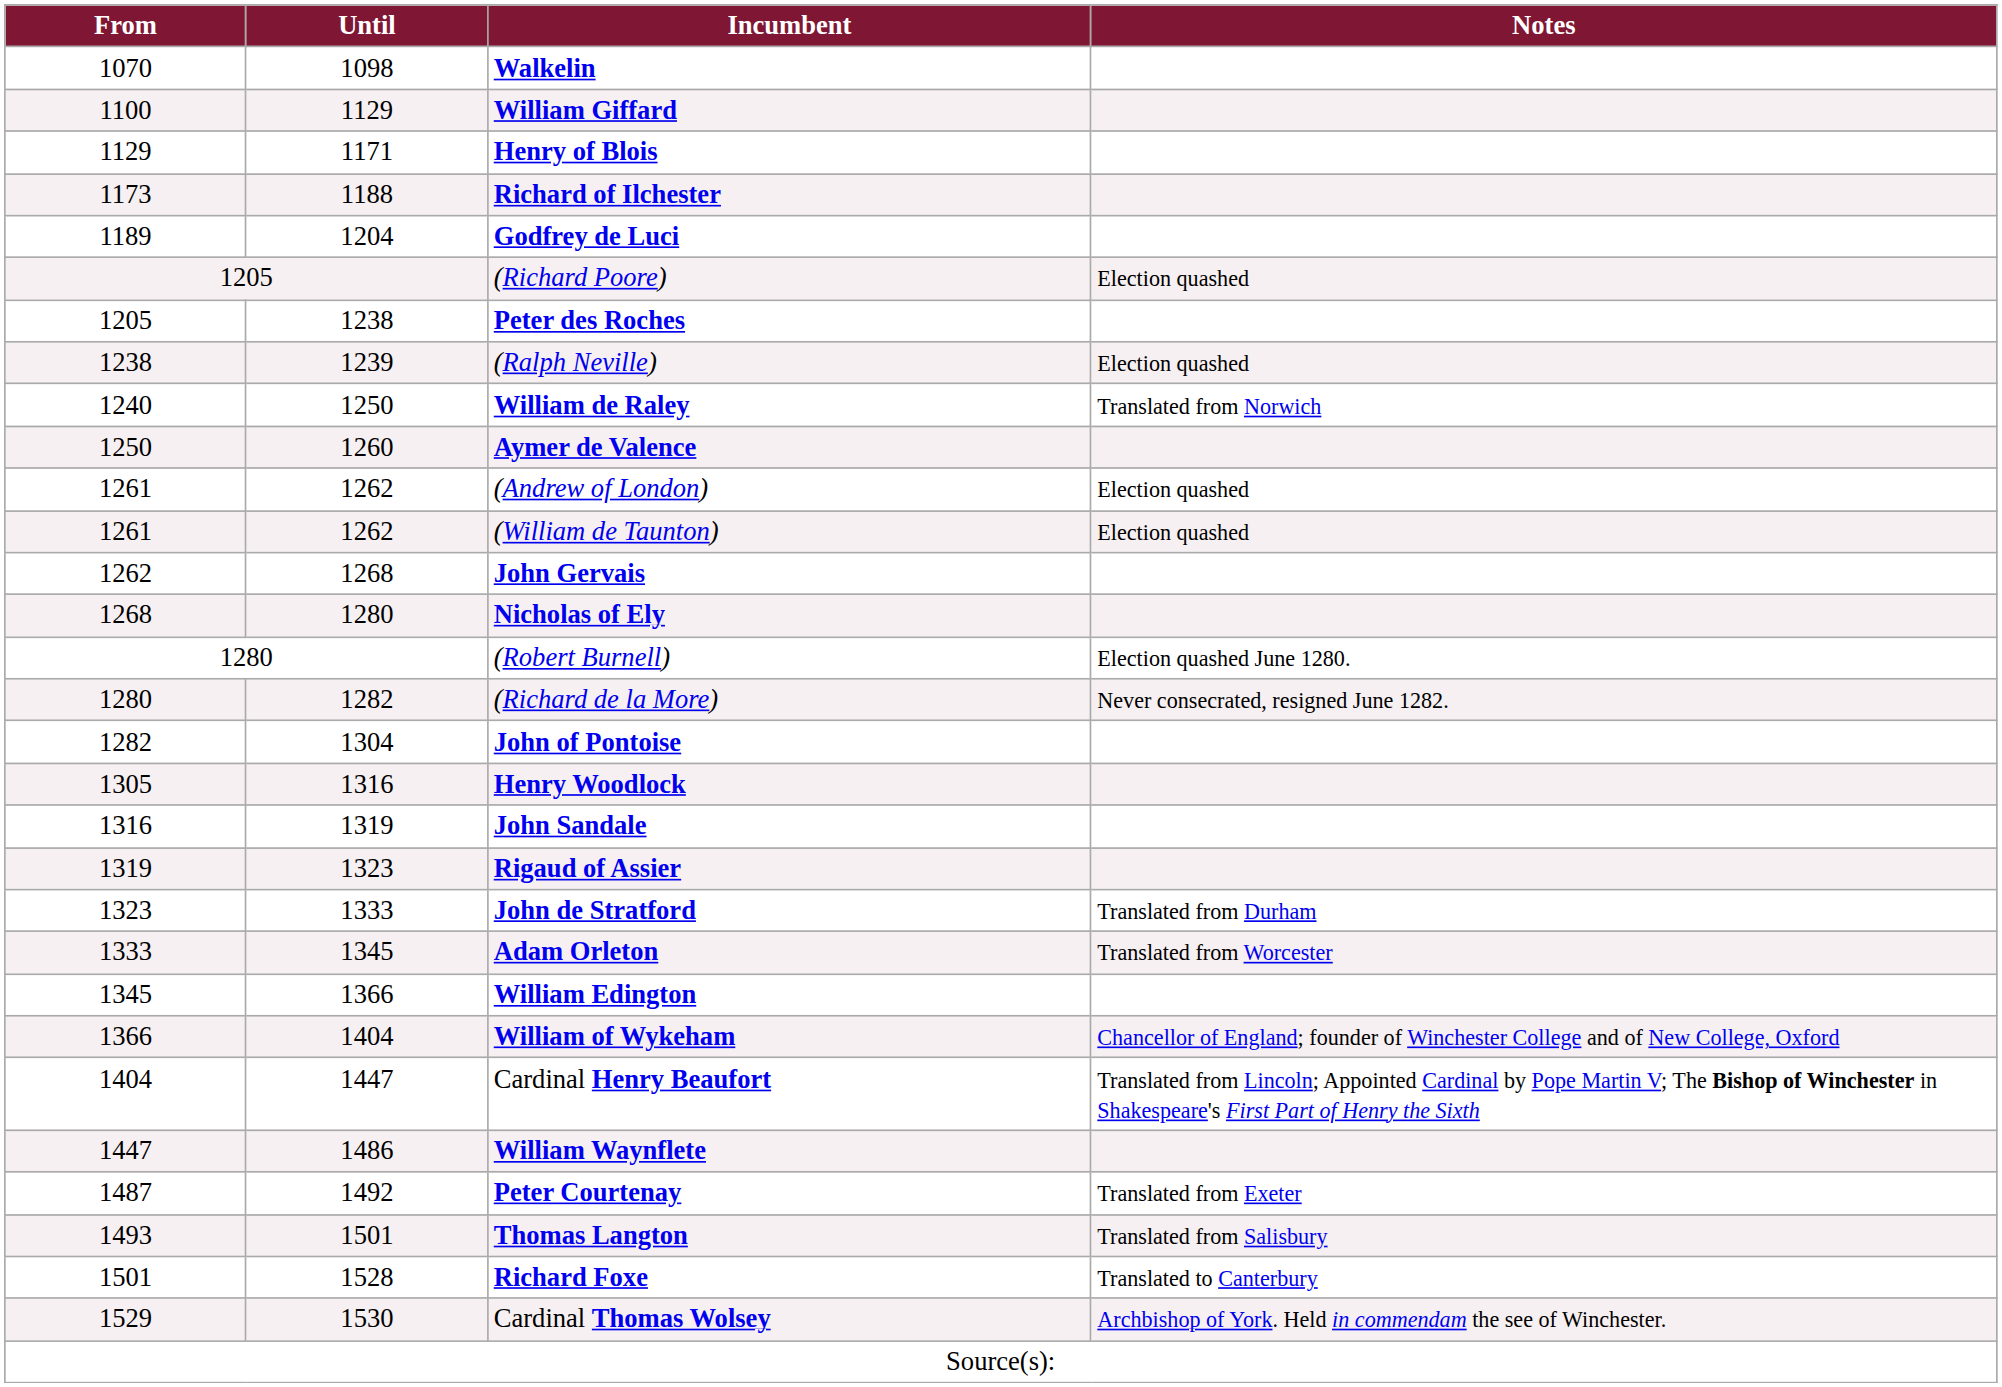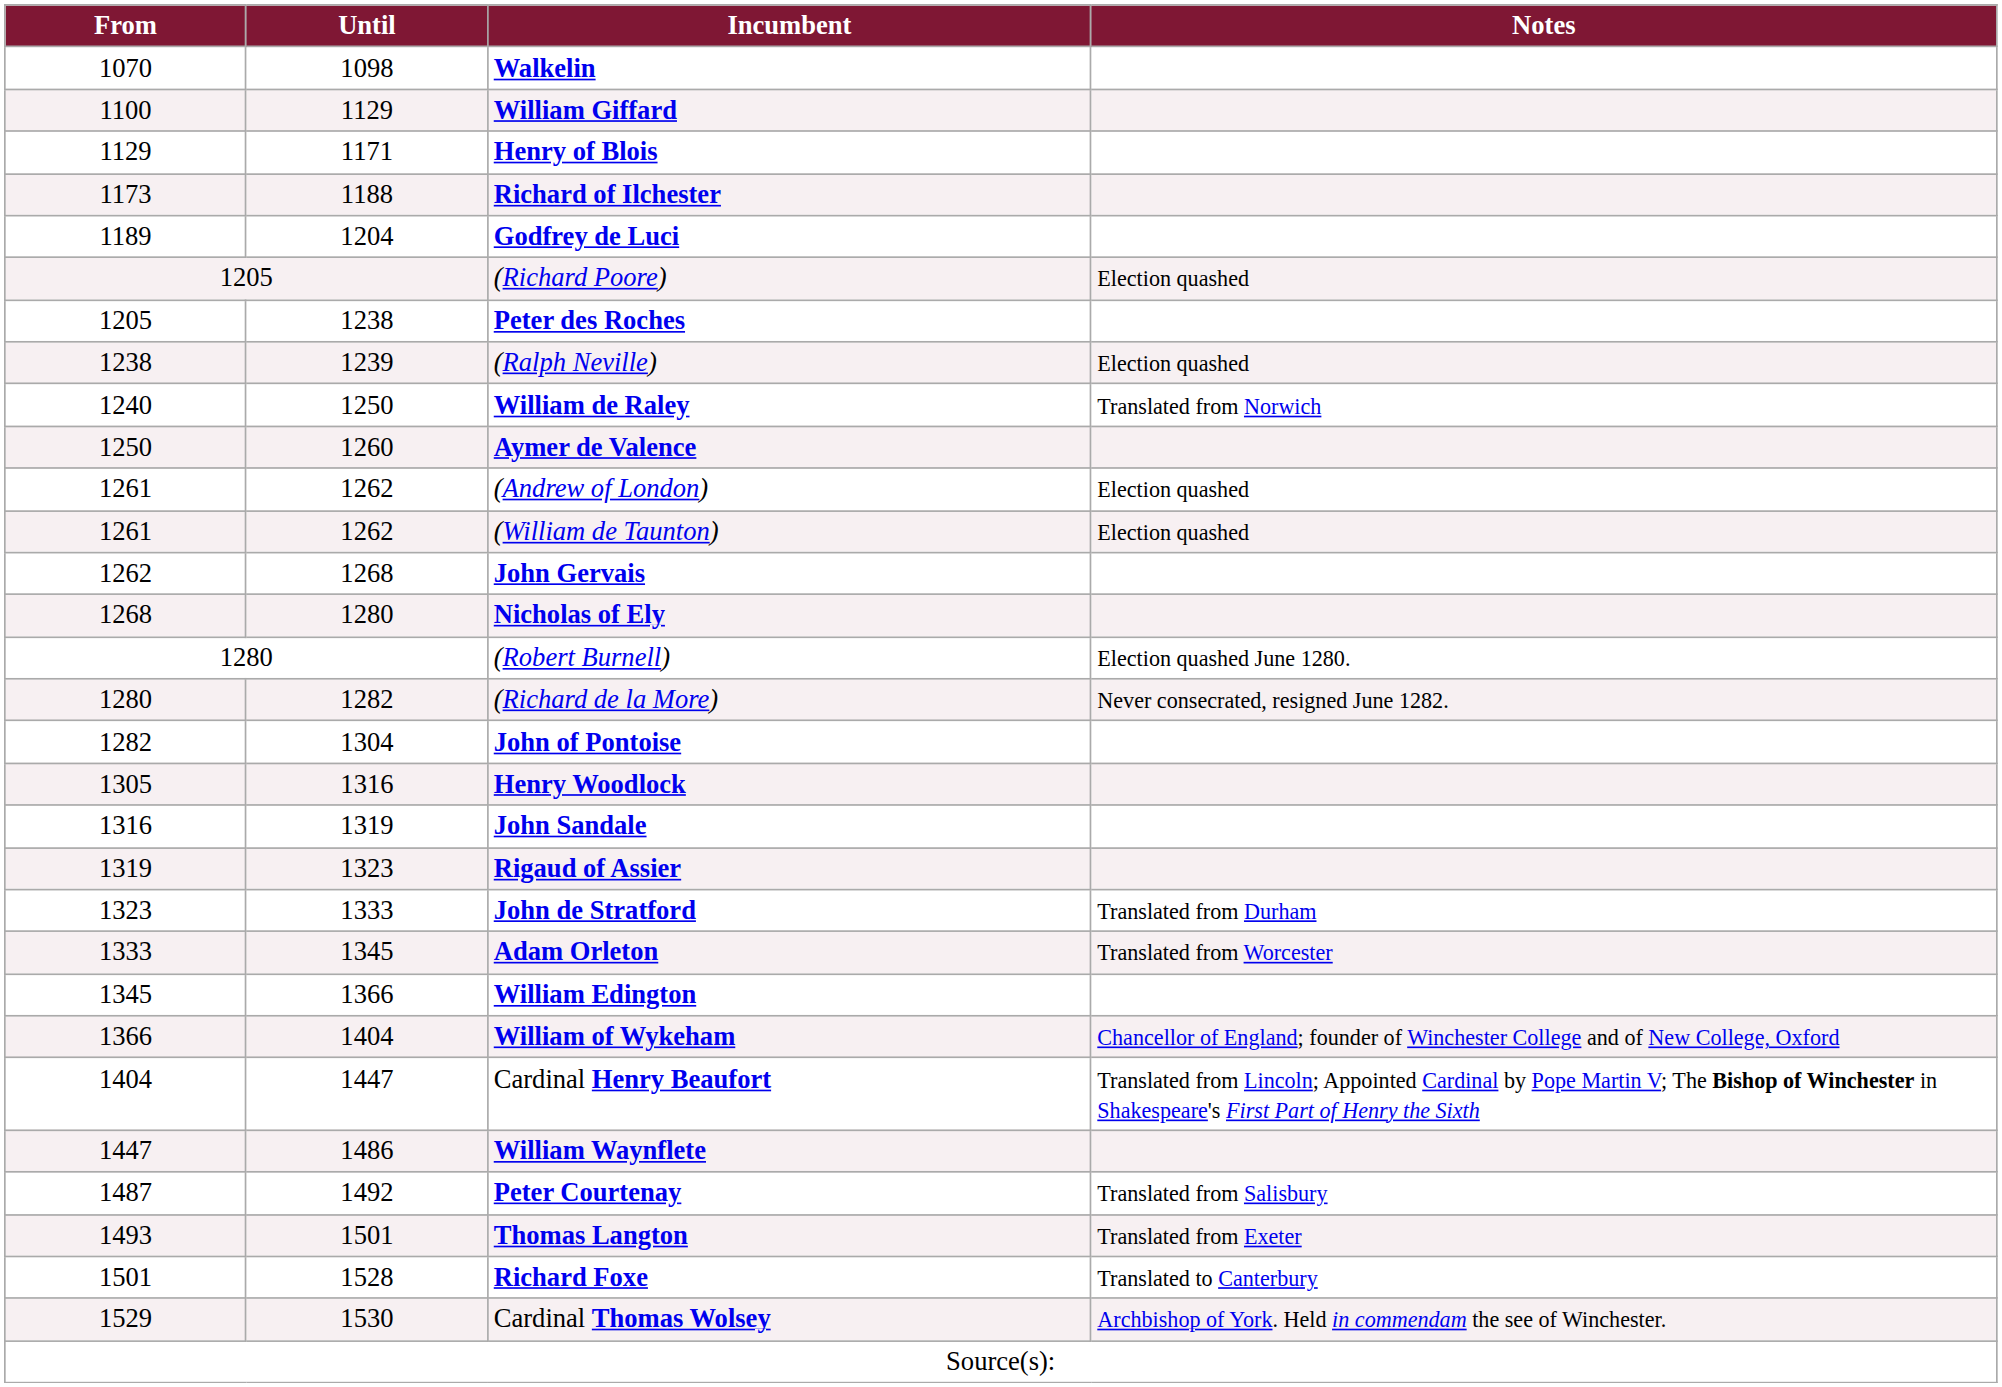(1199, 1194) Translated from Exeter -> (1212, 1194) Translated from Salisbury
(1212, 1236) Translated from Salisbury -> (1199, 1236) Translated from Exeter
